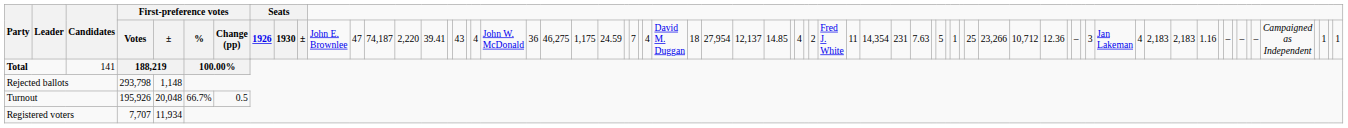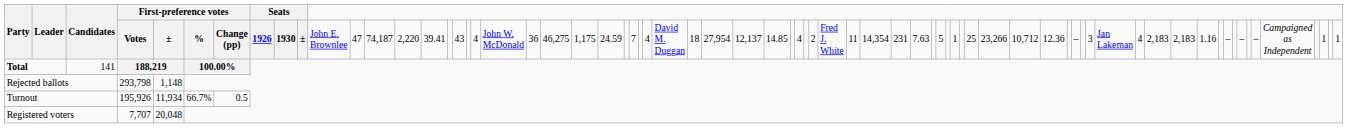(169, 98) 20,048 -> (169, 98) 11,934
(169, 114) 11,934 -> (169, 114) 20,048
